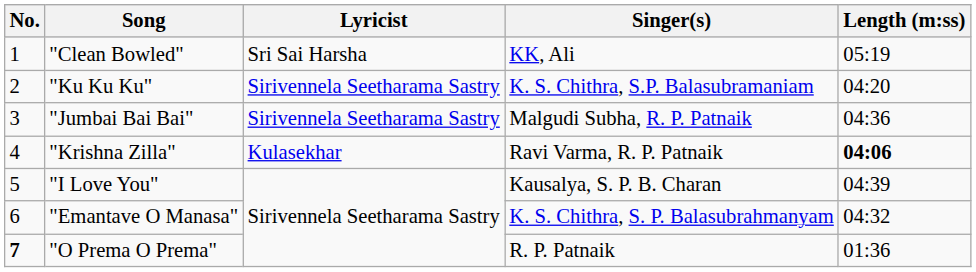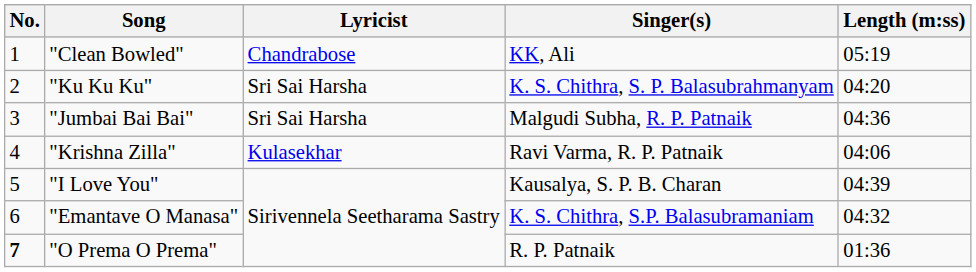(307, 53) Sri Sai Harsha -> (301, 53) Chandrabose
(374, 86) Sirivennela Seetharama Sastry -> (307, 86) Sri Sai Harsha
(662, 86) K. S. Chithra, S.P. Balasubramaniam -> (672, 86) K. S. Chithra, S. P. Balasubrahmanyam
(374, 119) Sirivennela Seetharama Sastry -> (307, 119) Sri Sai Harsha
(867, 151) bold -> (867, 151) normal
(672, 217) K. S. Chithra, S. P. Balasubrahmanyam -> (662, 217) K. S. Chithra, S.P. Balasubramaniam
